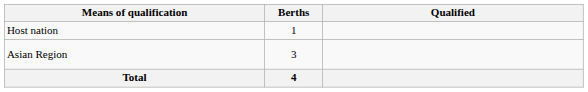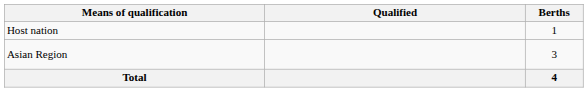columns swapped: (294, 13) <-> (453, 13)
